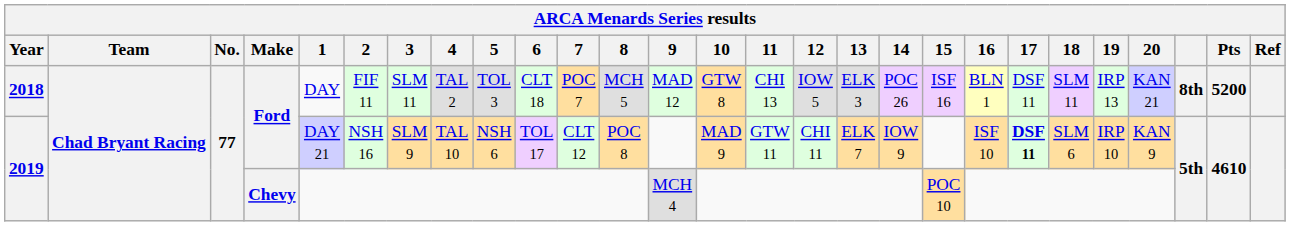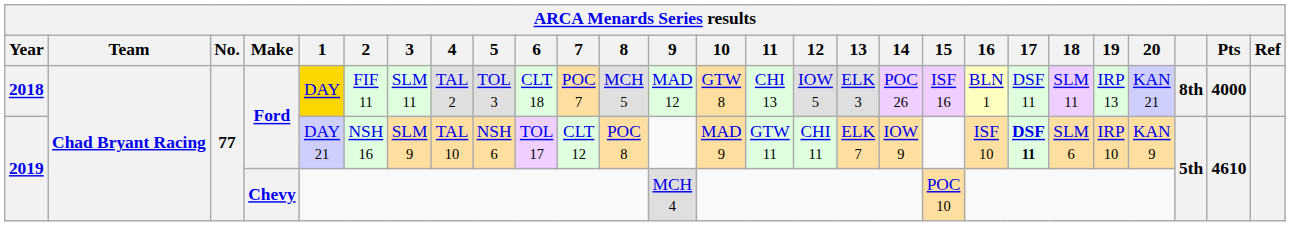(322, 90) no background -> (322, 90) gold background
(1229, 90) 5200 -> (1229, 90) 4000
